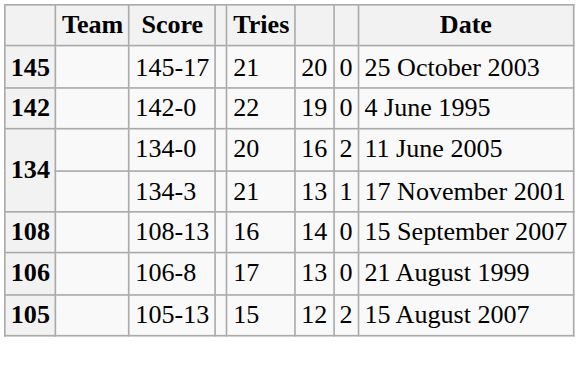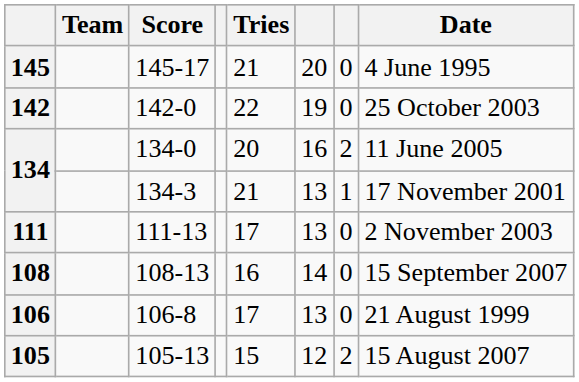(452, 66) 25 October 2003 -> (427, 66) 4 June 1995
(427, 107) 4 June 1995 -> (452, 107) 25 October 2003
+ row: (171, 231)
